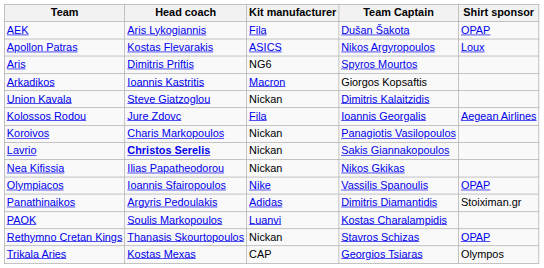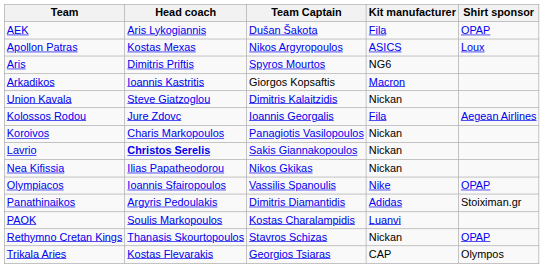columns swapped: (399, 13) <-> (293, 13)
(170, 47) Kostas Flevarakis -> (162, 47) Kostas Mexas
(162, 254) Kostas Mexas -> (170, 254) Kostas Flevarakis
